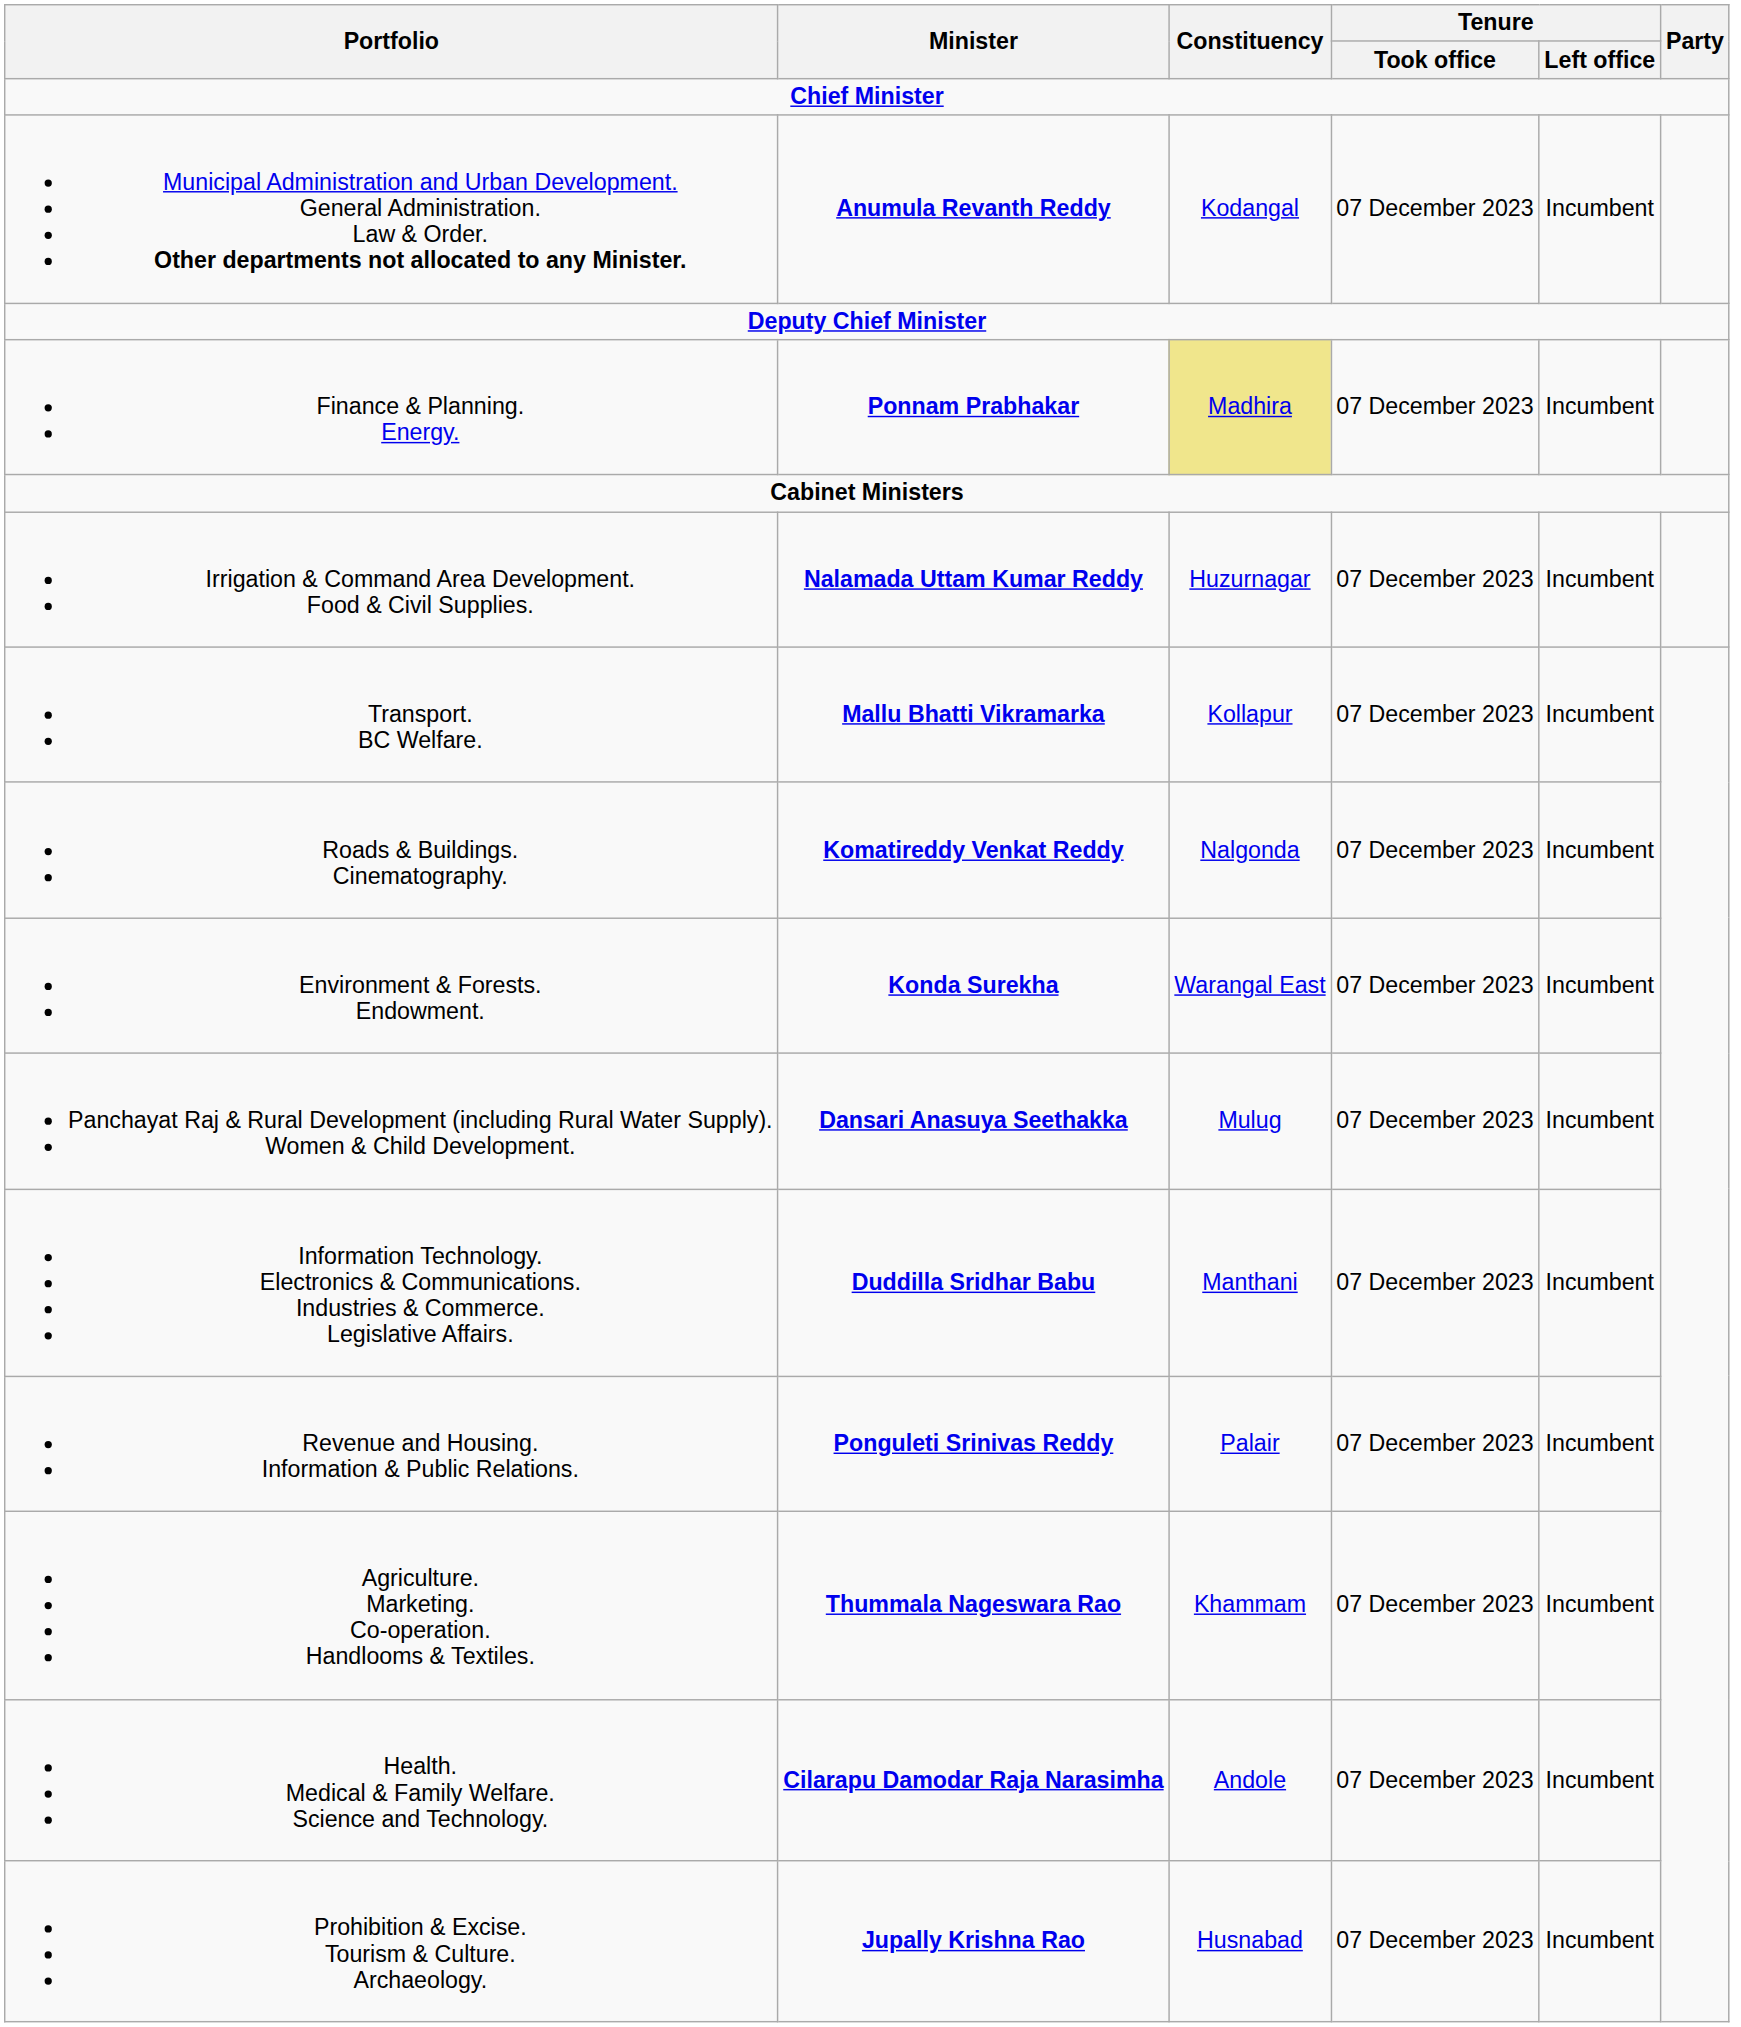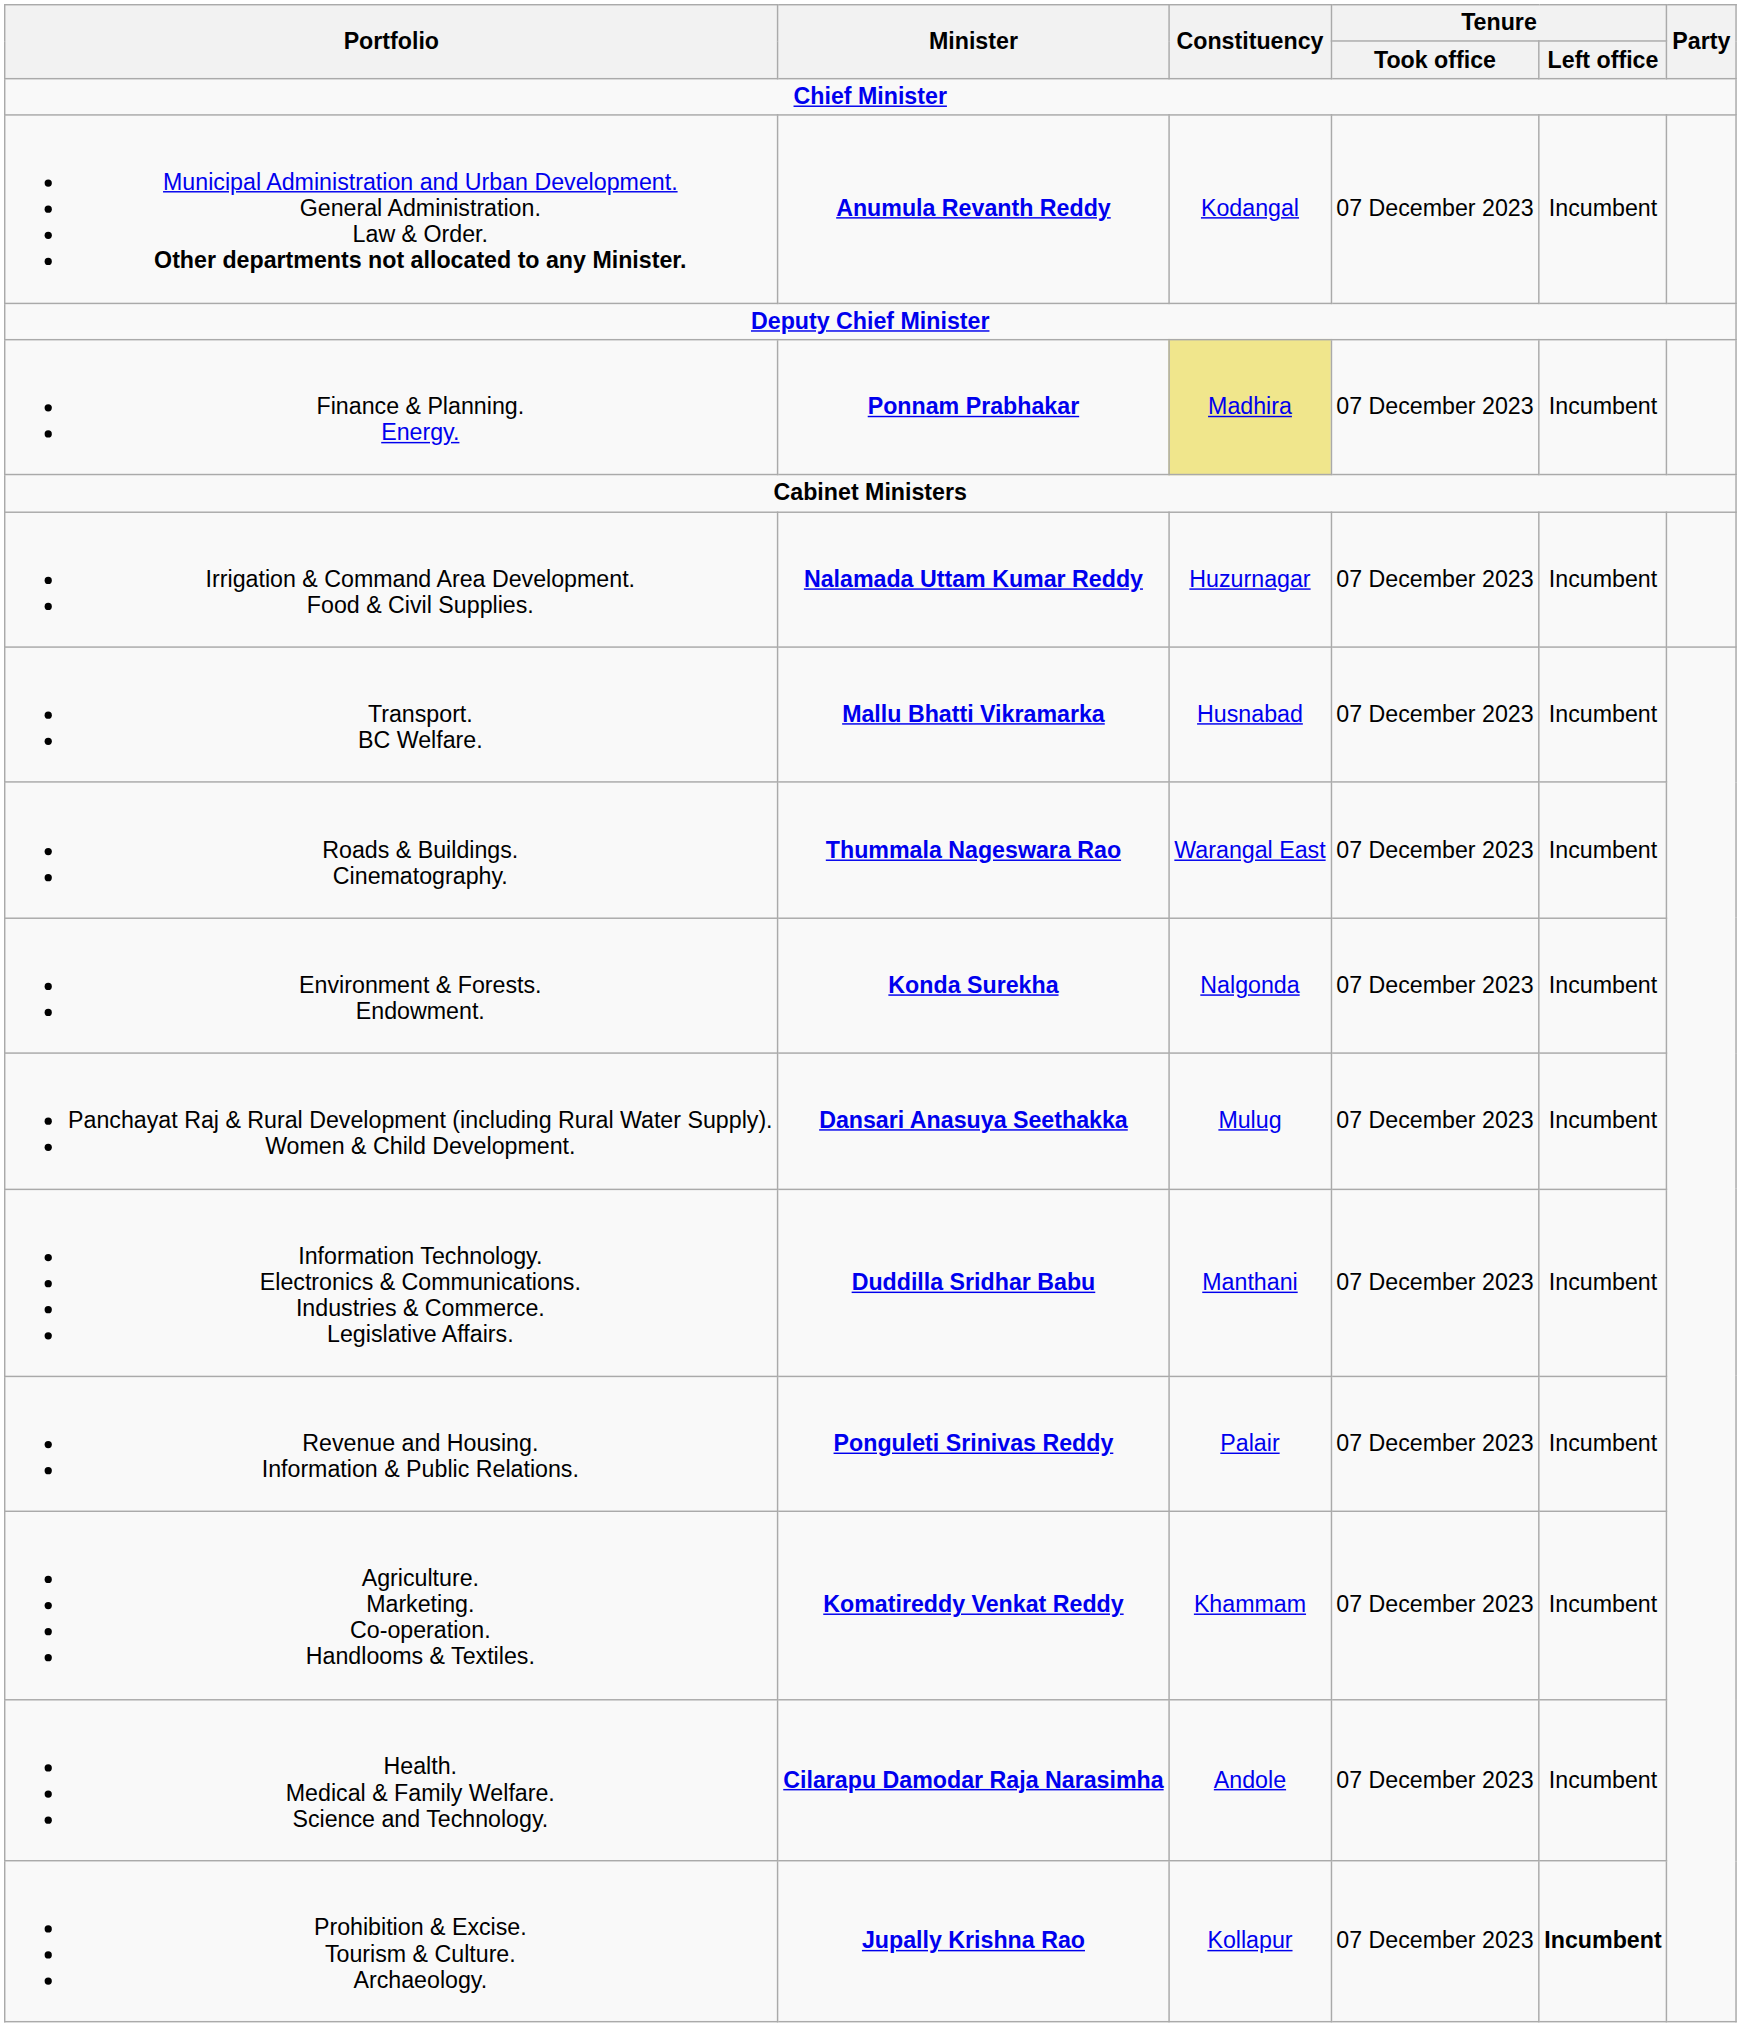(1250, 714) Kollapur -> (1250, 714) Husnabad
(973, 849) Komatireddy Venkat Reddy -> (973, 849) Thummala Nageswara Rao
(1250, 849) Nalgonda -> (1250, 849) Warangal East
(1250, 985) Warangal East -> (1250, 985) Nalgonda
(973, 1605) Thummala Nageswara Rao -> (973, 1605) Komatireddy Venkat Reddy
(1250, 1941) Husnabad -> (1250, 1941) Kollapur
(1600, 1941) normal -> (1603, 1941) bold
